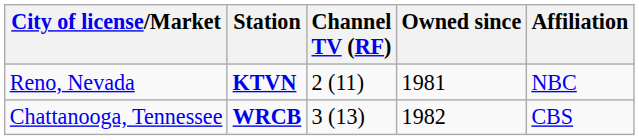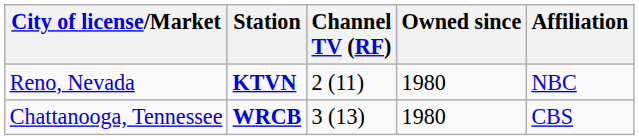(424, 81) 1981 -> (424, 81) 1980
(424, 116) 1982 -> (424, 116) 1980
